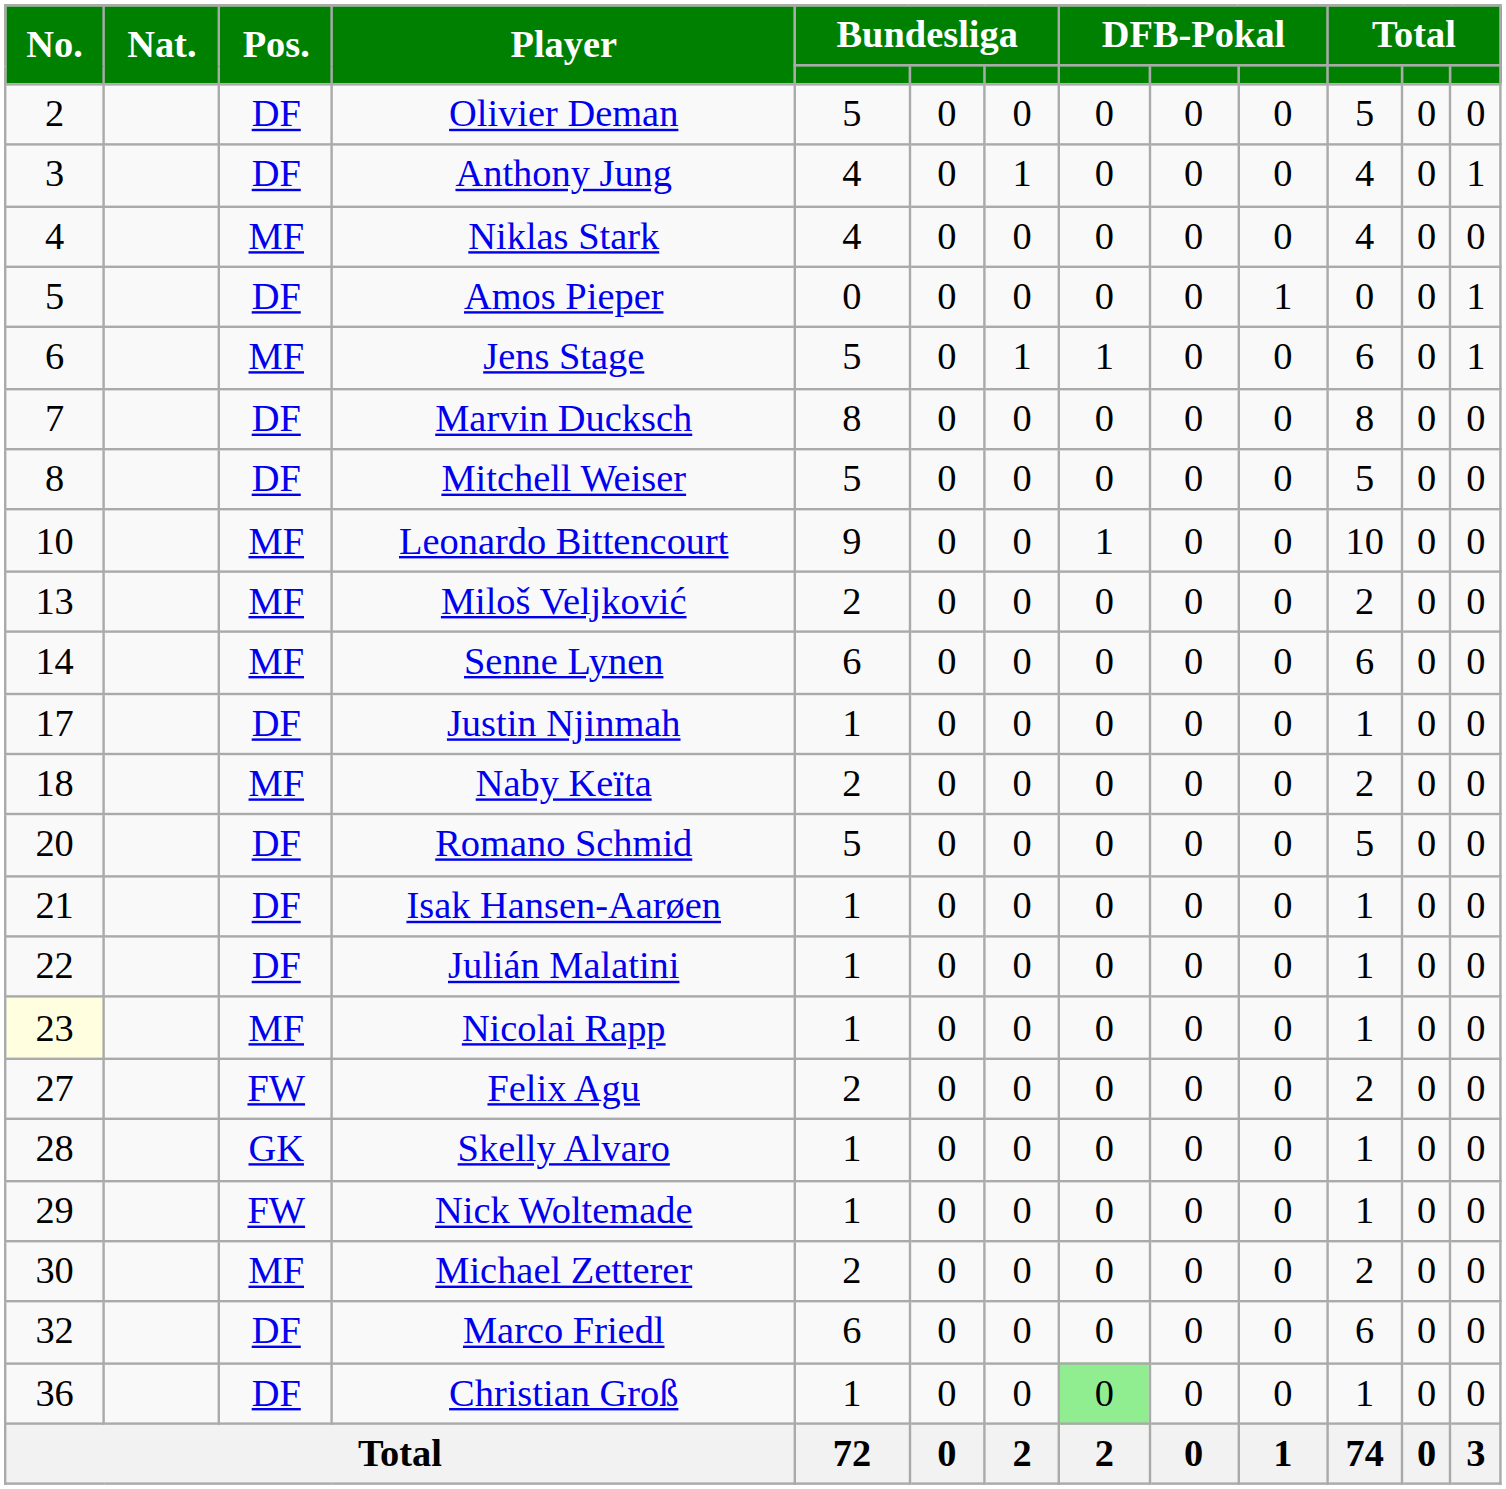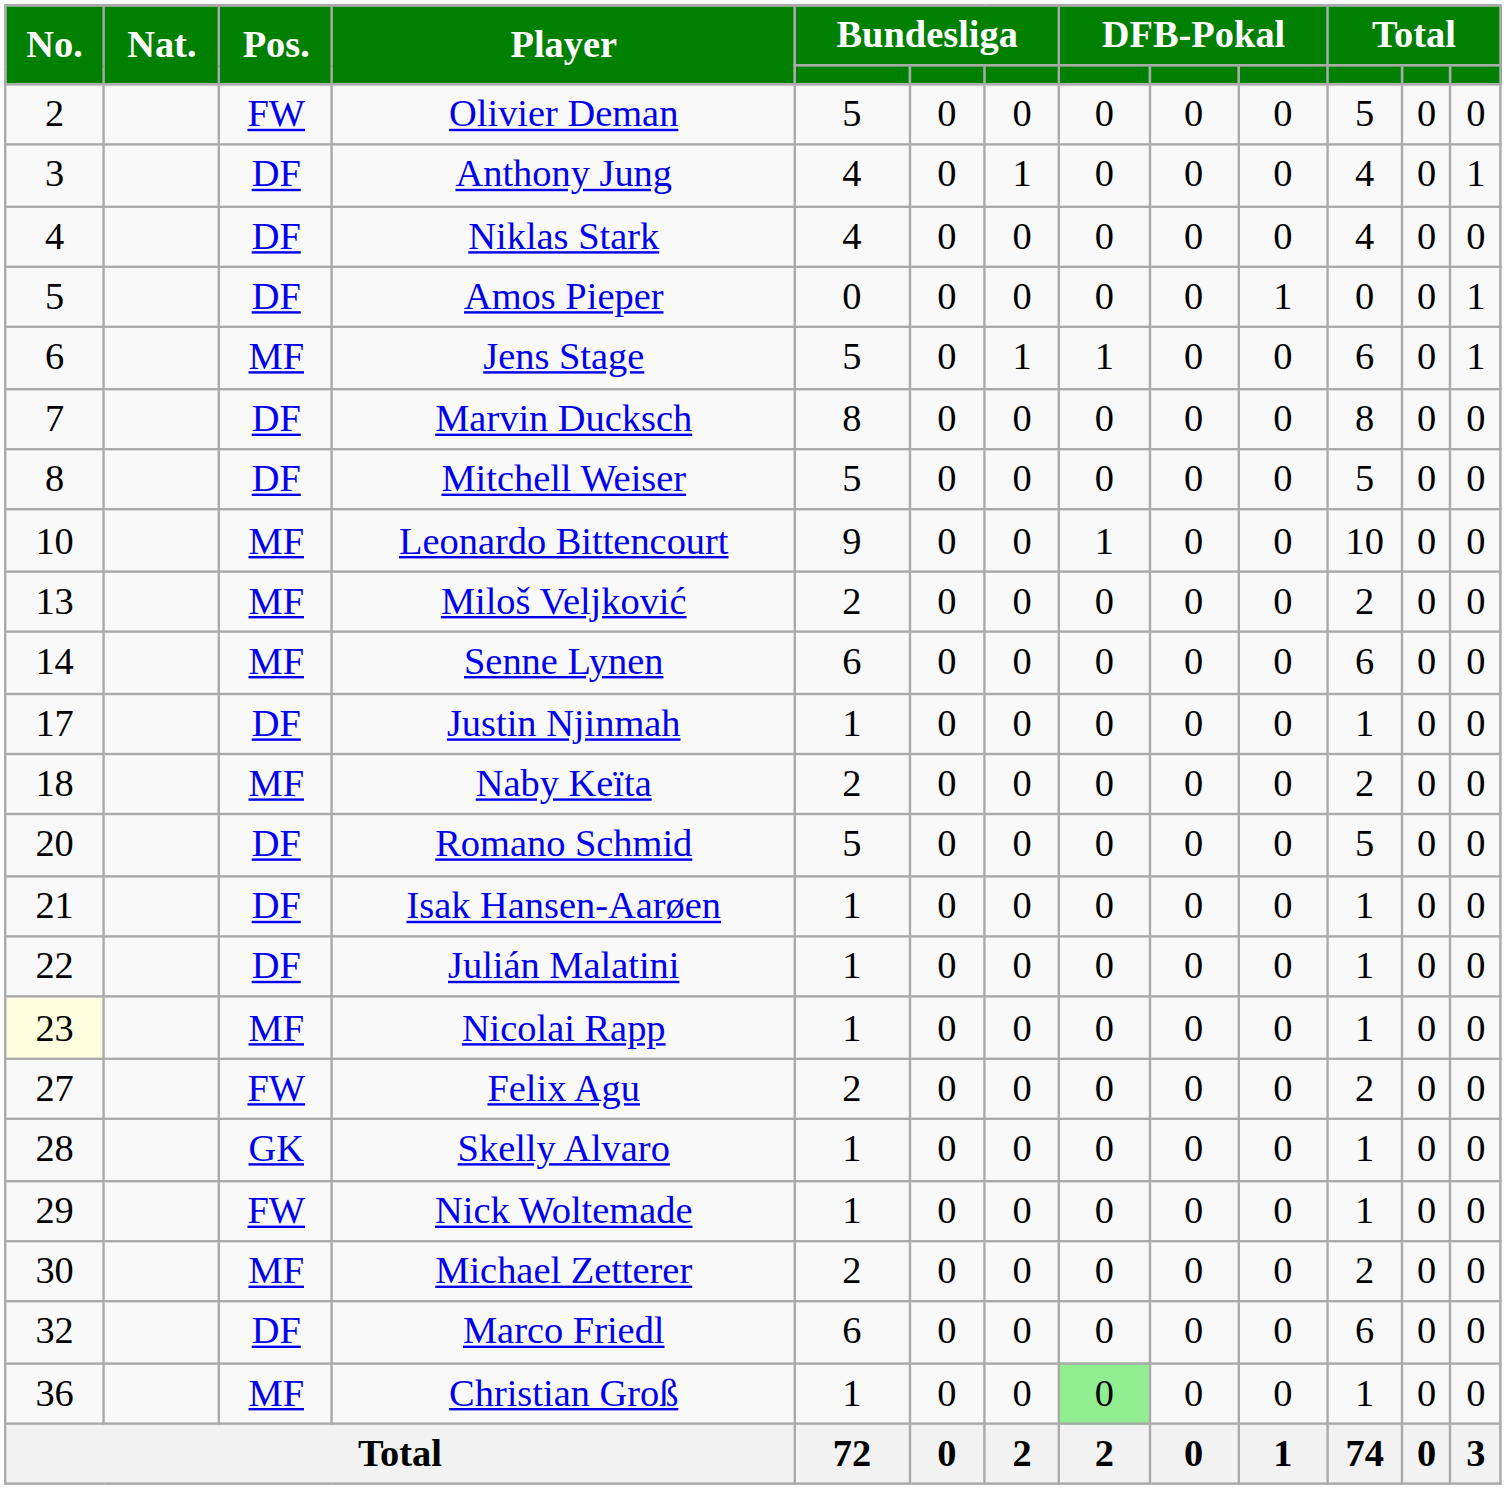(276, 113) DF -> (276, 113) FW
(276, 235) MF -> (276, 235) DF
(276, 1392) DF -> (276, 1392) MF
